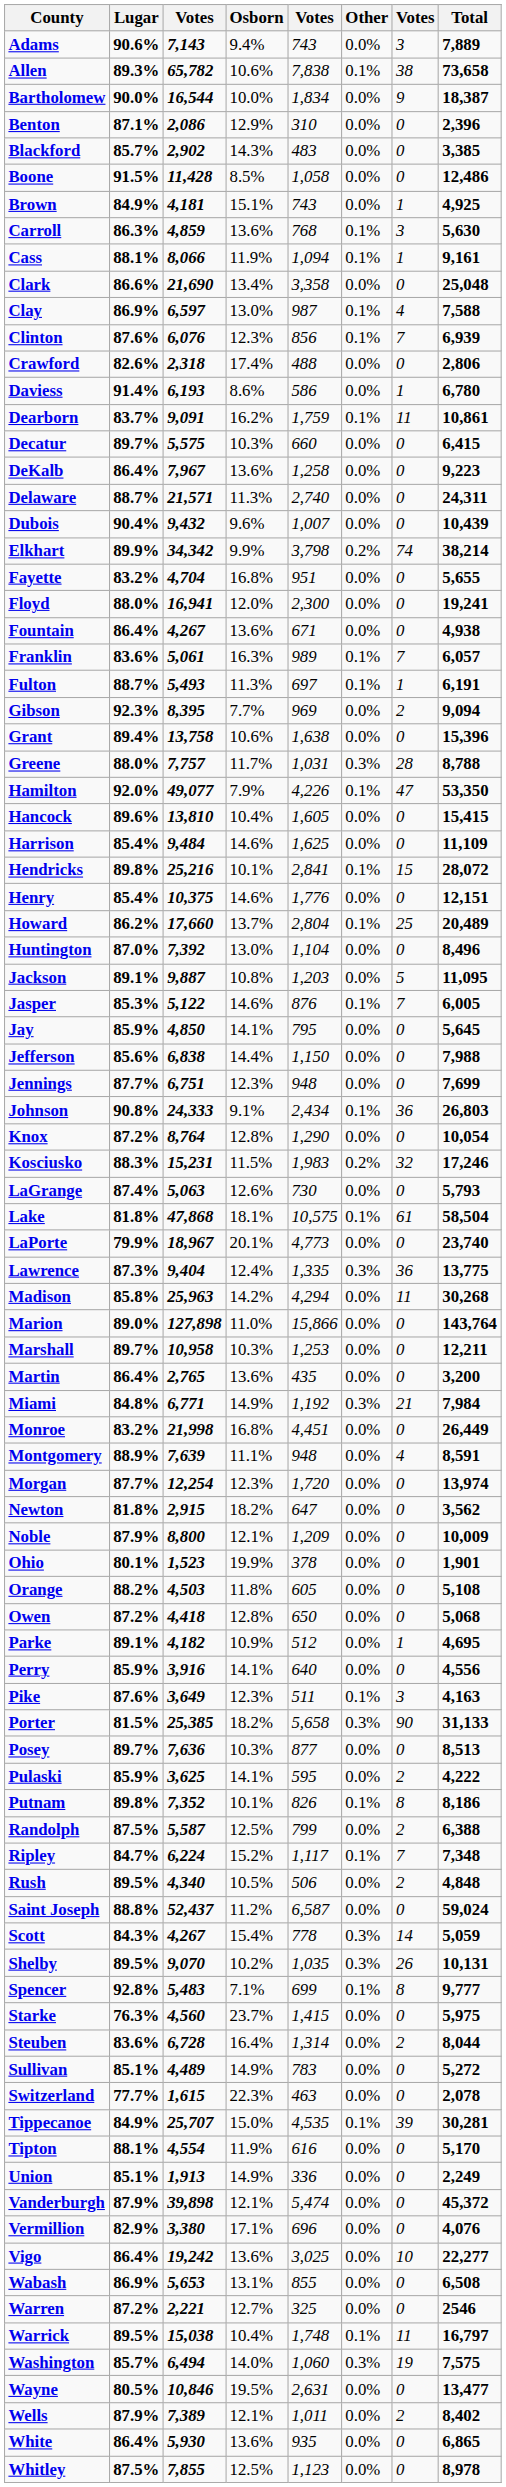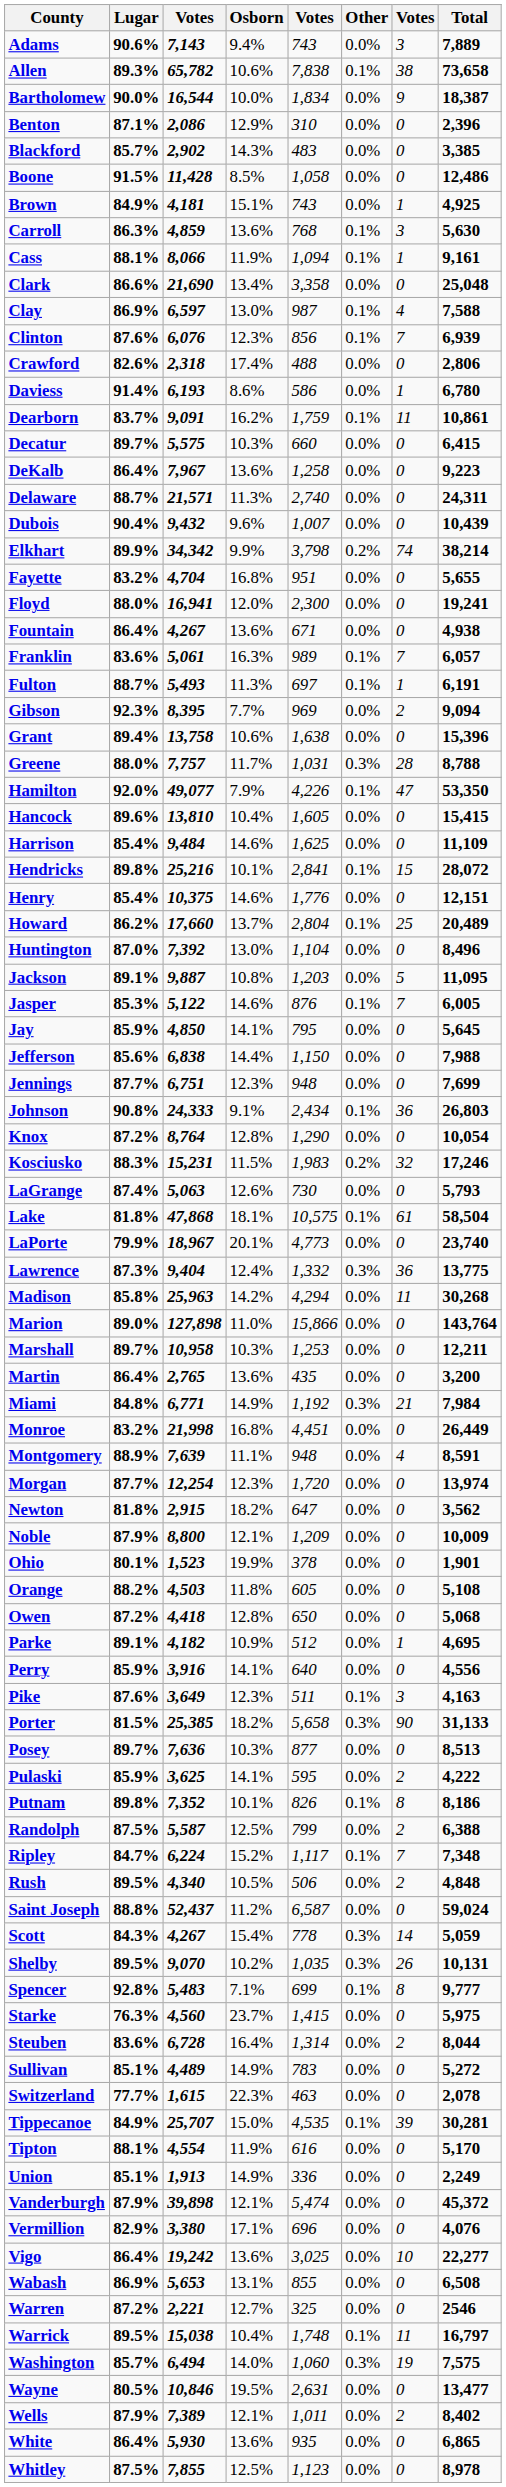(310, 1270) 1,335 -> (310, 1270) 1,332
